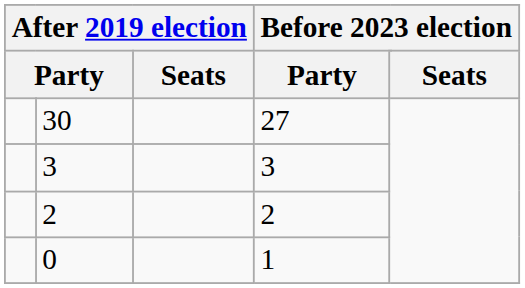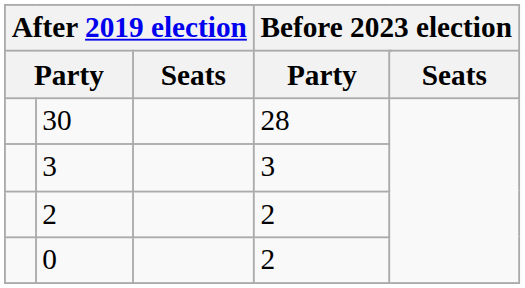(275, 120) 27 -> (275, 120) 28
(268, 259) 1 -> (268, 259) 2
